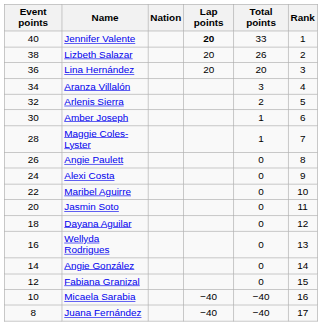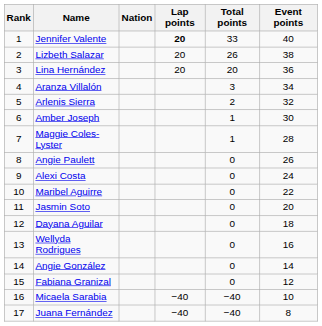columns swapped: (303, 17) <-> (33, 17)
